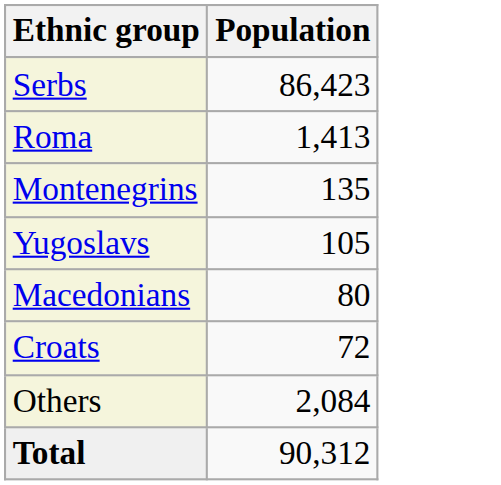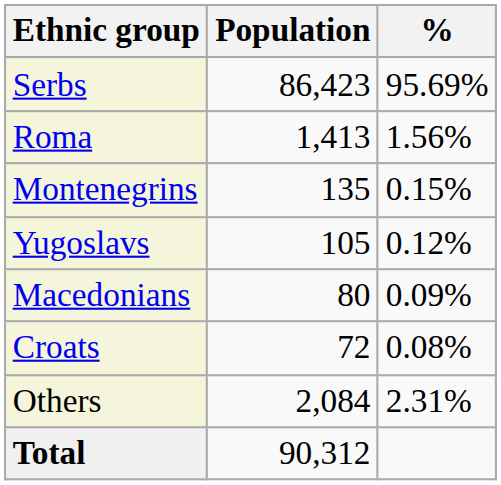+ column: (437, 30)
